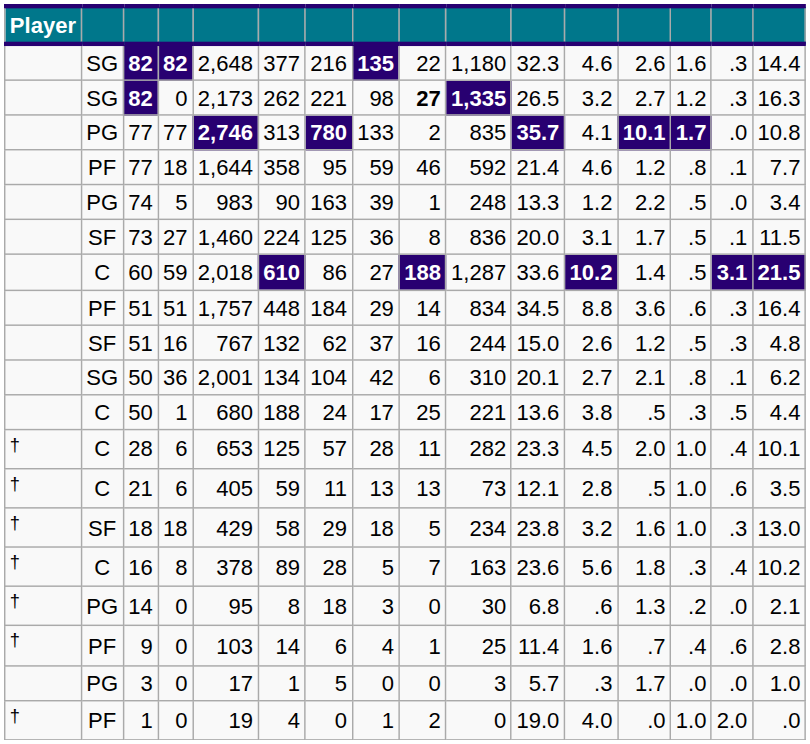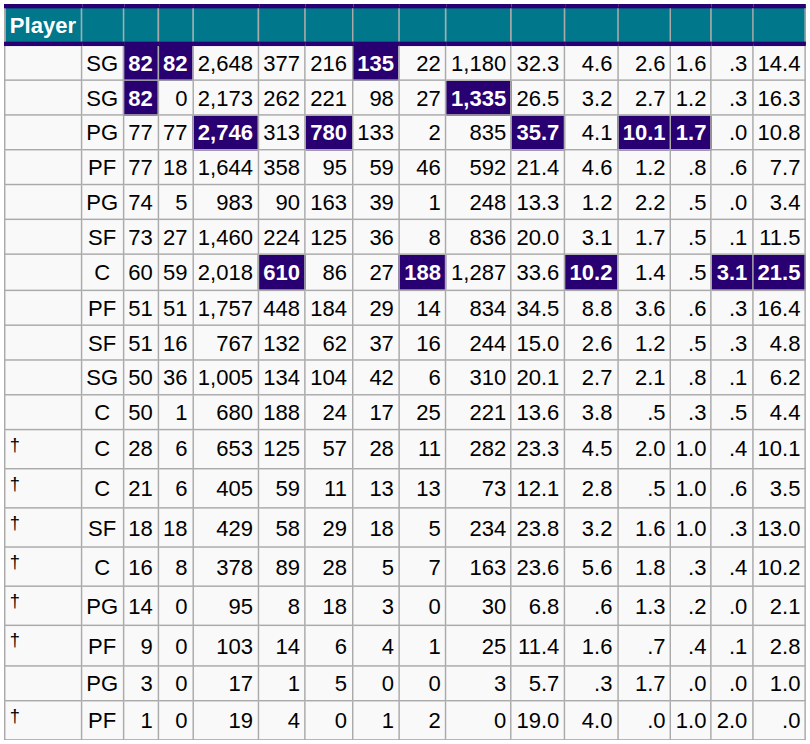(429, 98) bold -> (429, 98) normal
(738, 168) .1 -> (738, 168) .6
(225, 377) 2,001 -> (225, 377) 1,005
(738, 646) .6 -> (738, 646) .1
